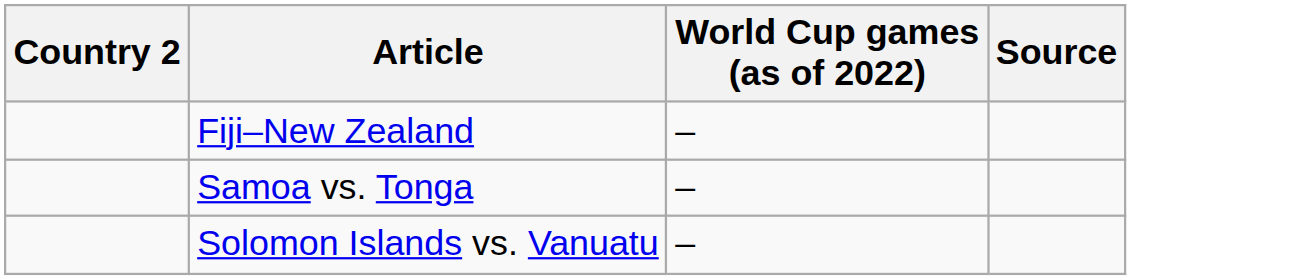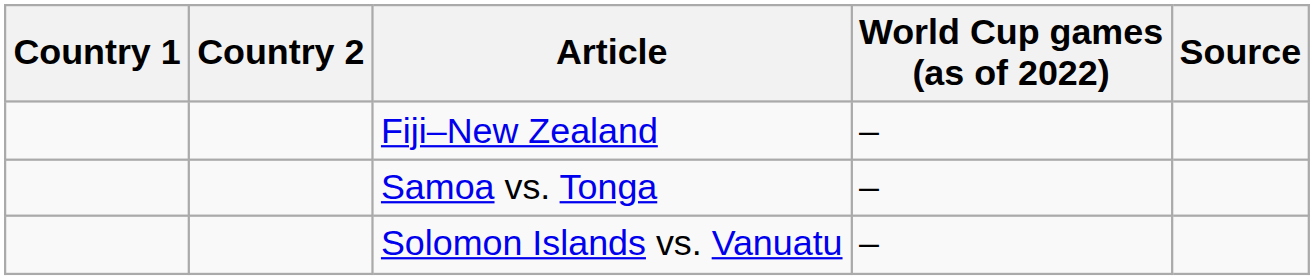+ column: (97, 53)
